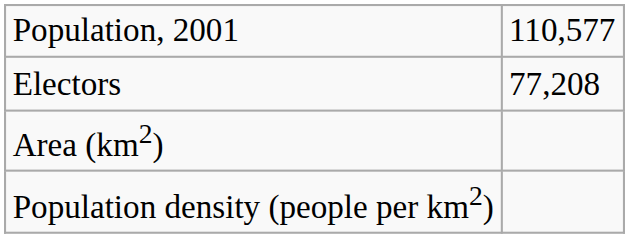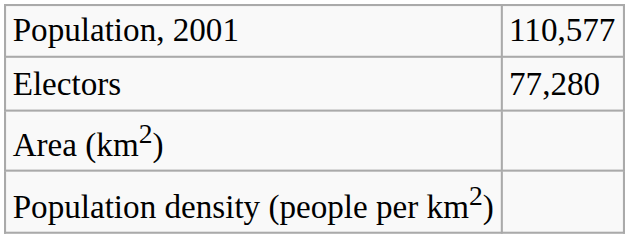(555, 83) 77,208 -> (555, 83) 77,280
